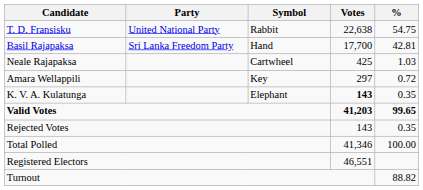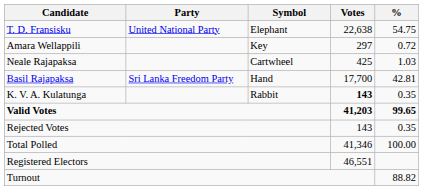(264, 29) Rabbit -> (269, 29) Elephant
rows swapped: (40, 45) <-> (44, 78)
(269, 95) Elephant -> (264, 95) Rabbit
